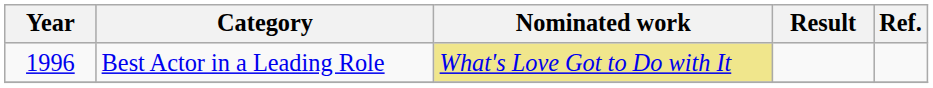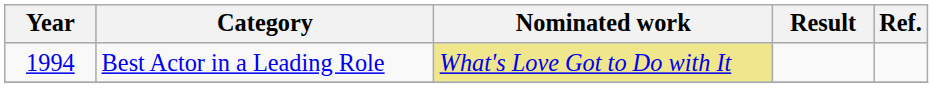(50, 62) 1996 -> (50, 62) 1994
